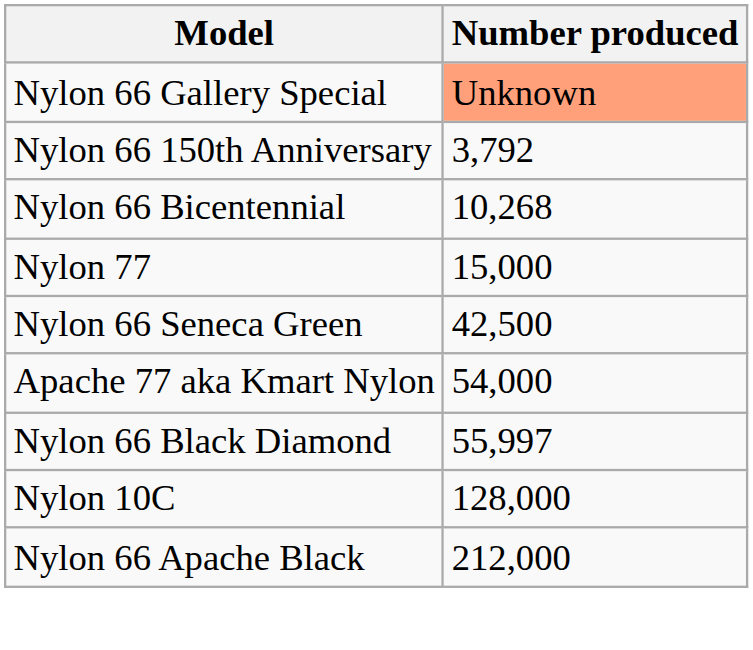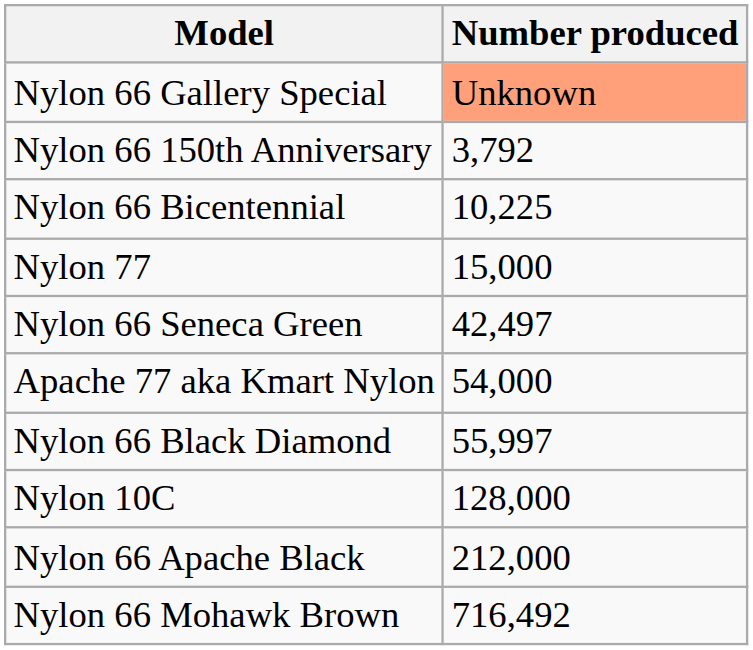(502, 207) 10,268 -> (502, 207) 10,225
(502, 324) 42,500 -> (502, 324) 42,497
+ row: (206, 614)
